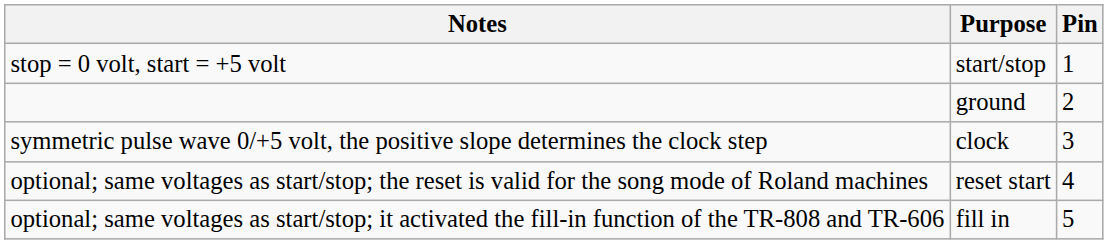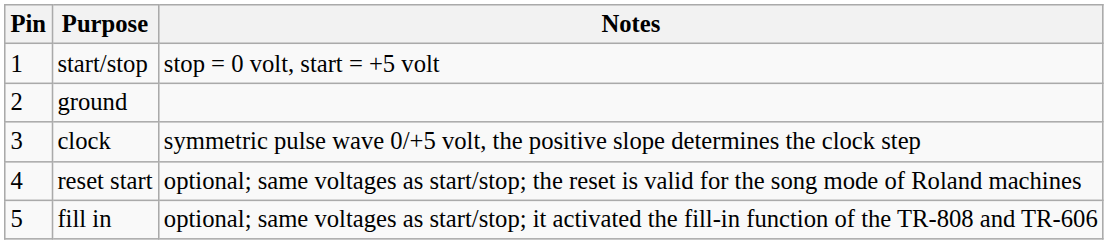columns swapped: (1080, 24) <-> (477, 24)
